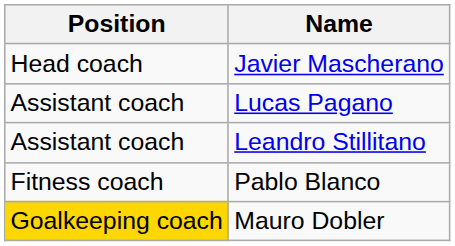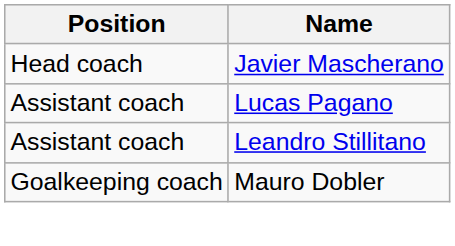- row: (307, 181)
(117, 220) gold background -> (117, 181) no background
